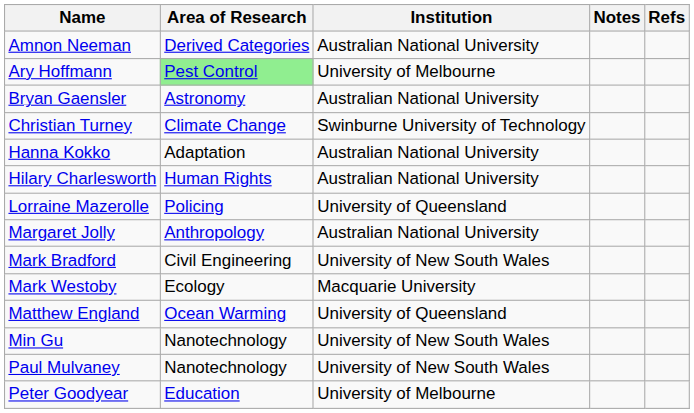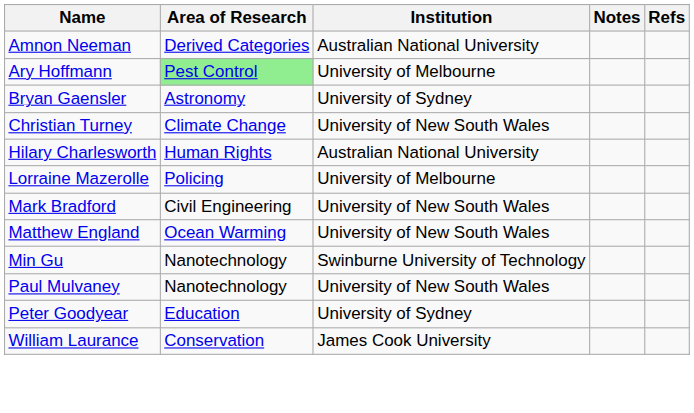(428, 98) Australian National University -> (395, 98) University of Sydney
(451, 125) Swinburne University of Technology -> (433, 125) University of New South Wales
- row: (59, 152)
(412, 206) University of Queensland -> (406, 179) University of Melbourne
- row: (62, 233)
- row: (62, 286)
(412, 313) University of Queensland -> (433, 233) University of New South Wales
(433, 340) University of New South Wales -> (451, 260) Swinburne University of Technology
(406, 394) University of Melbourne -> (395, 313) University of Sydney
+ row: (73, 340)
